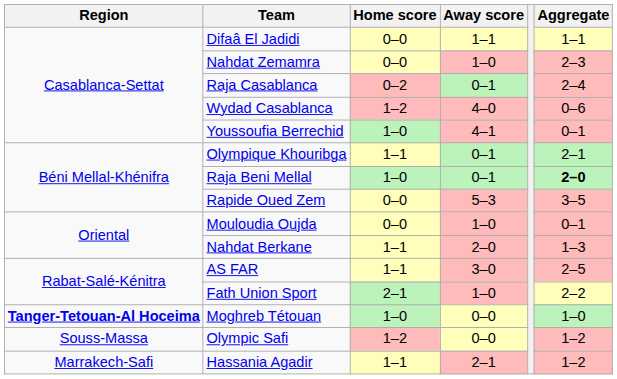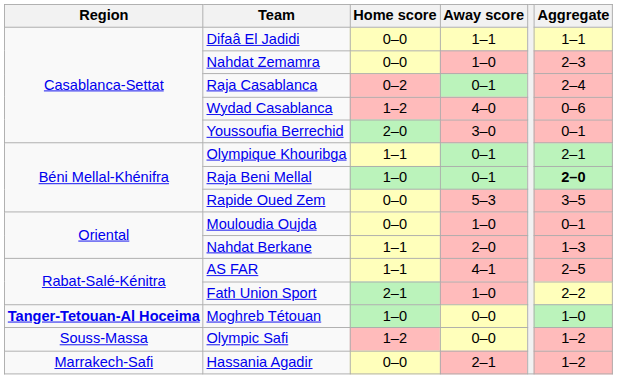(395, 131) 1–0 -> (395, 131) 2–0
(484, 131) 4–1 -> (484, 131) 3–0
(484, 270) 3–0 -> (484, 270) 4–1
(395, 362) 1–1 -> (395, 362) 0–0
